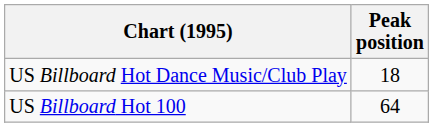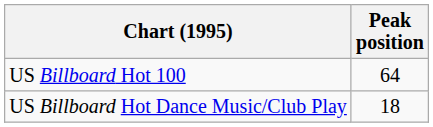rows swapped: (97, 106) <-> (178, 74)
